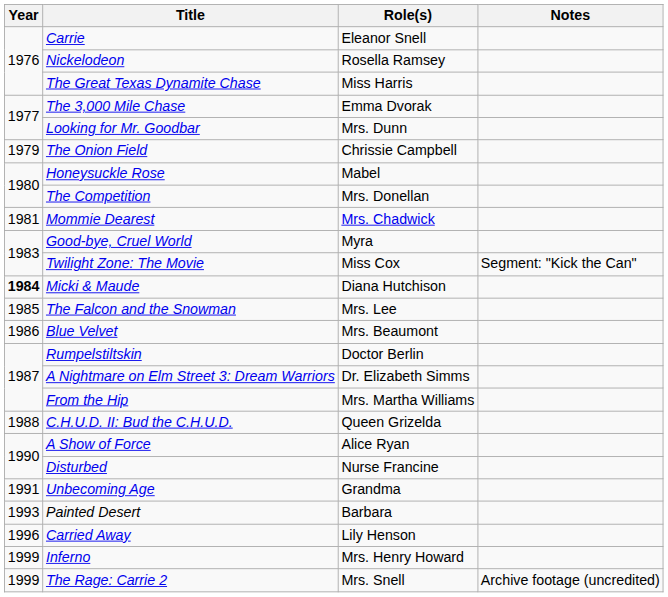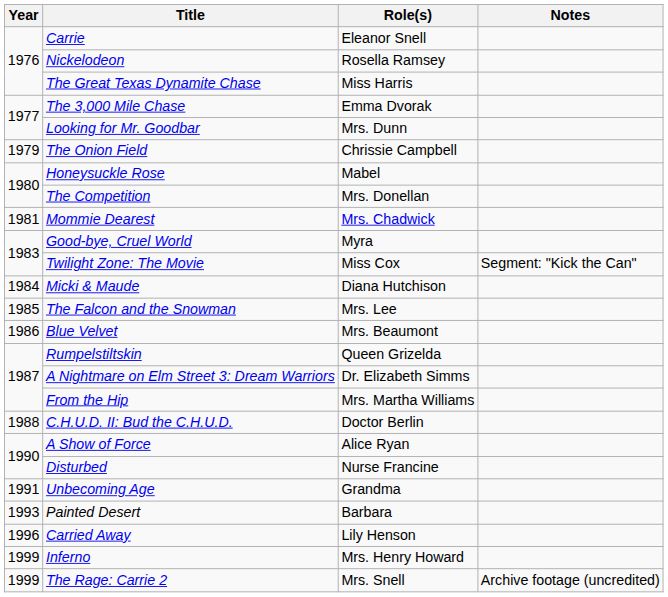(24, 286) bold -> (24, 286) normal
(383, 354) Doctor Berlin -> (391, 354) Queen Grizelda
(391, 422) Queen Grizelda -> (383, 422) Doctor Berlin
